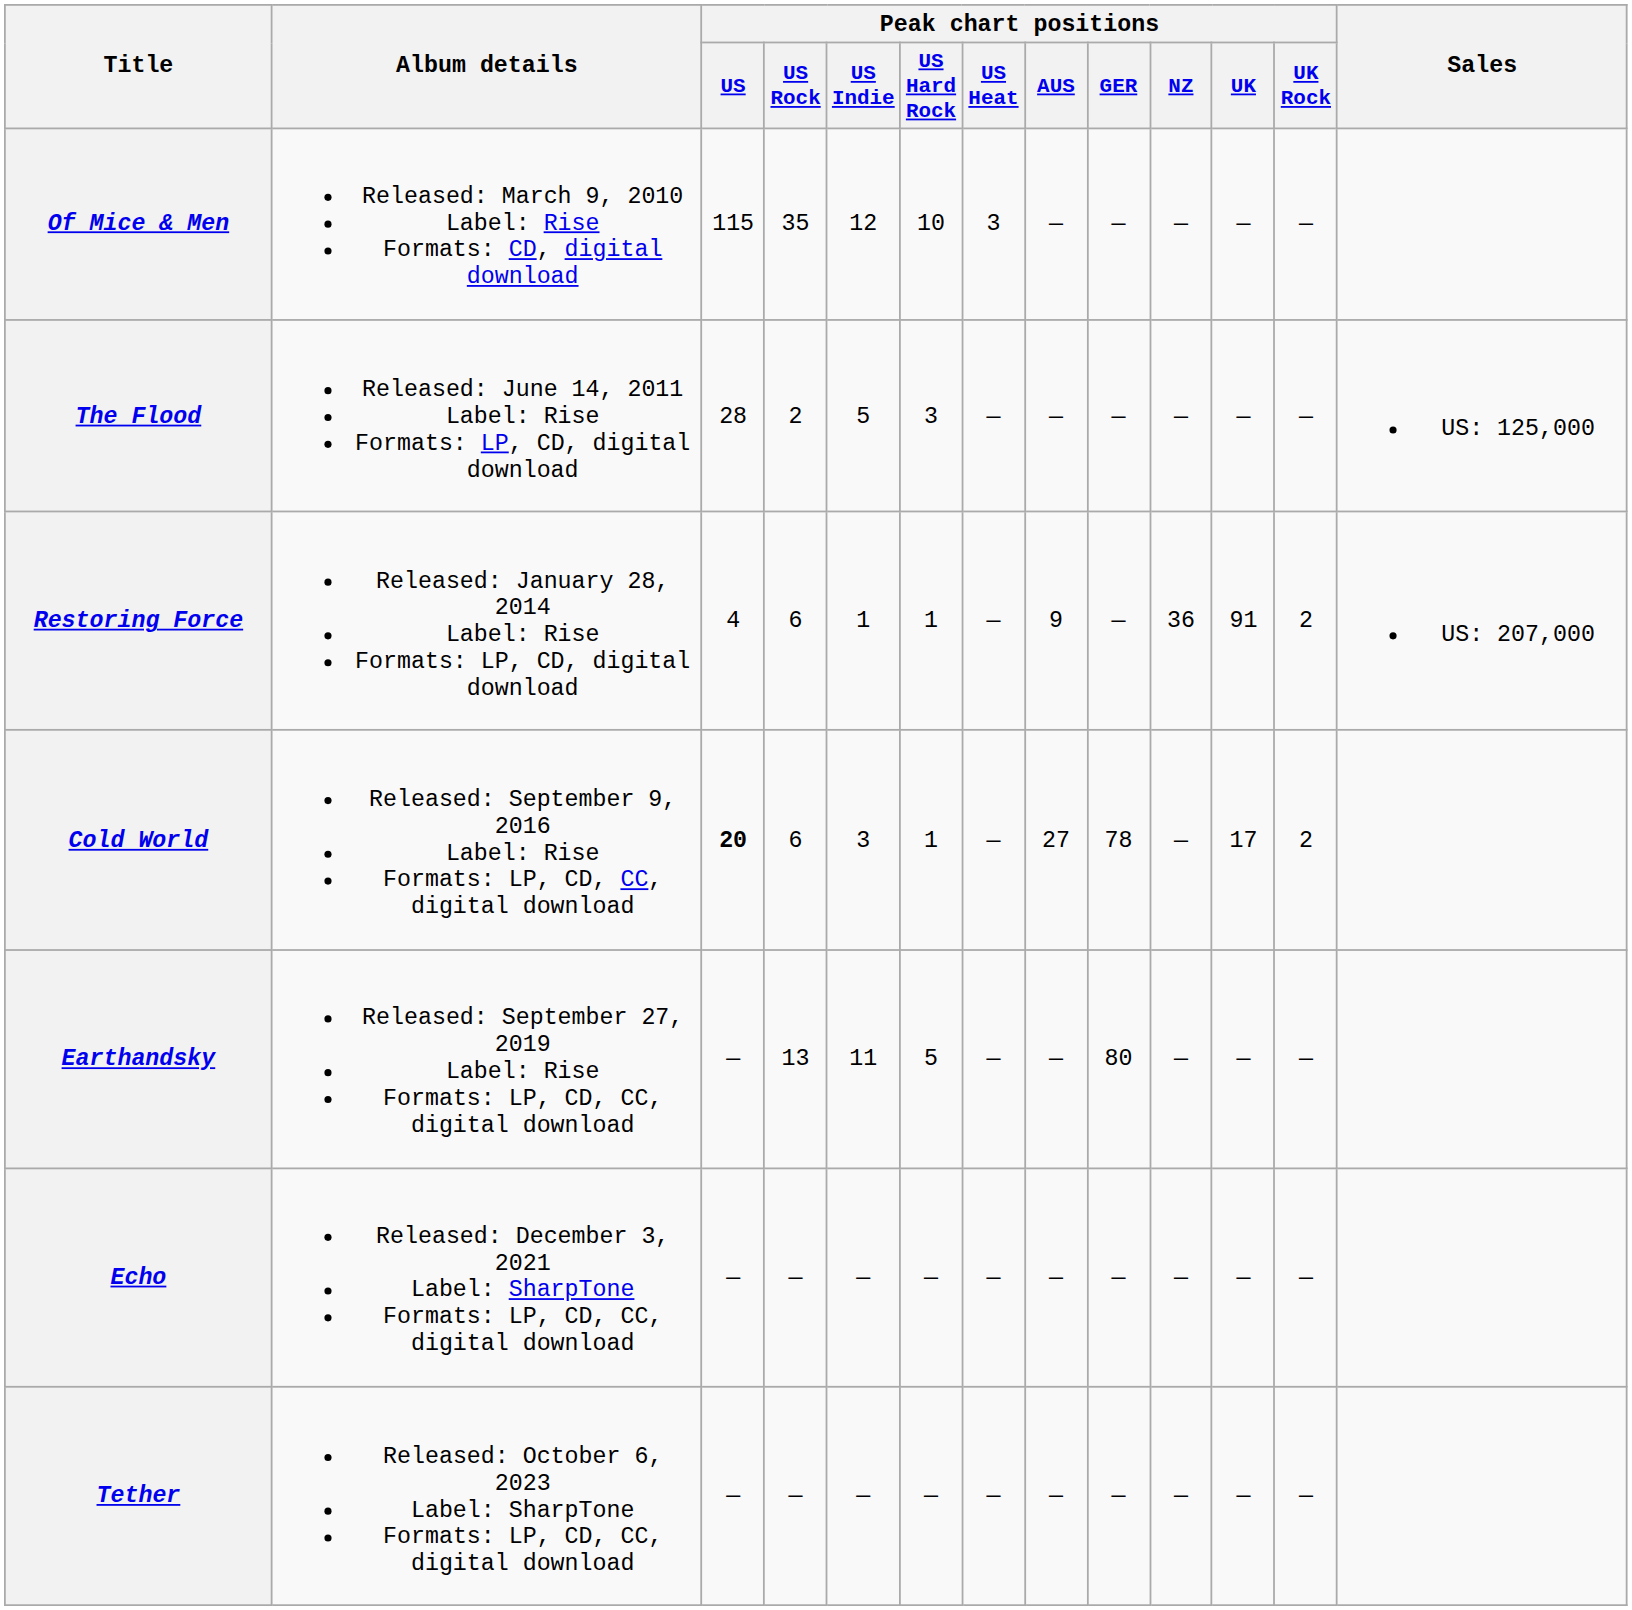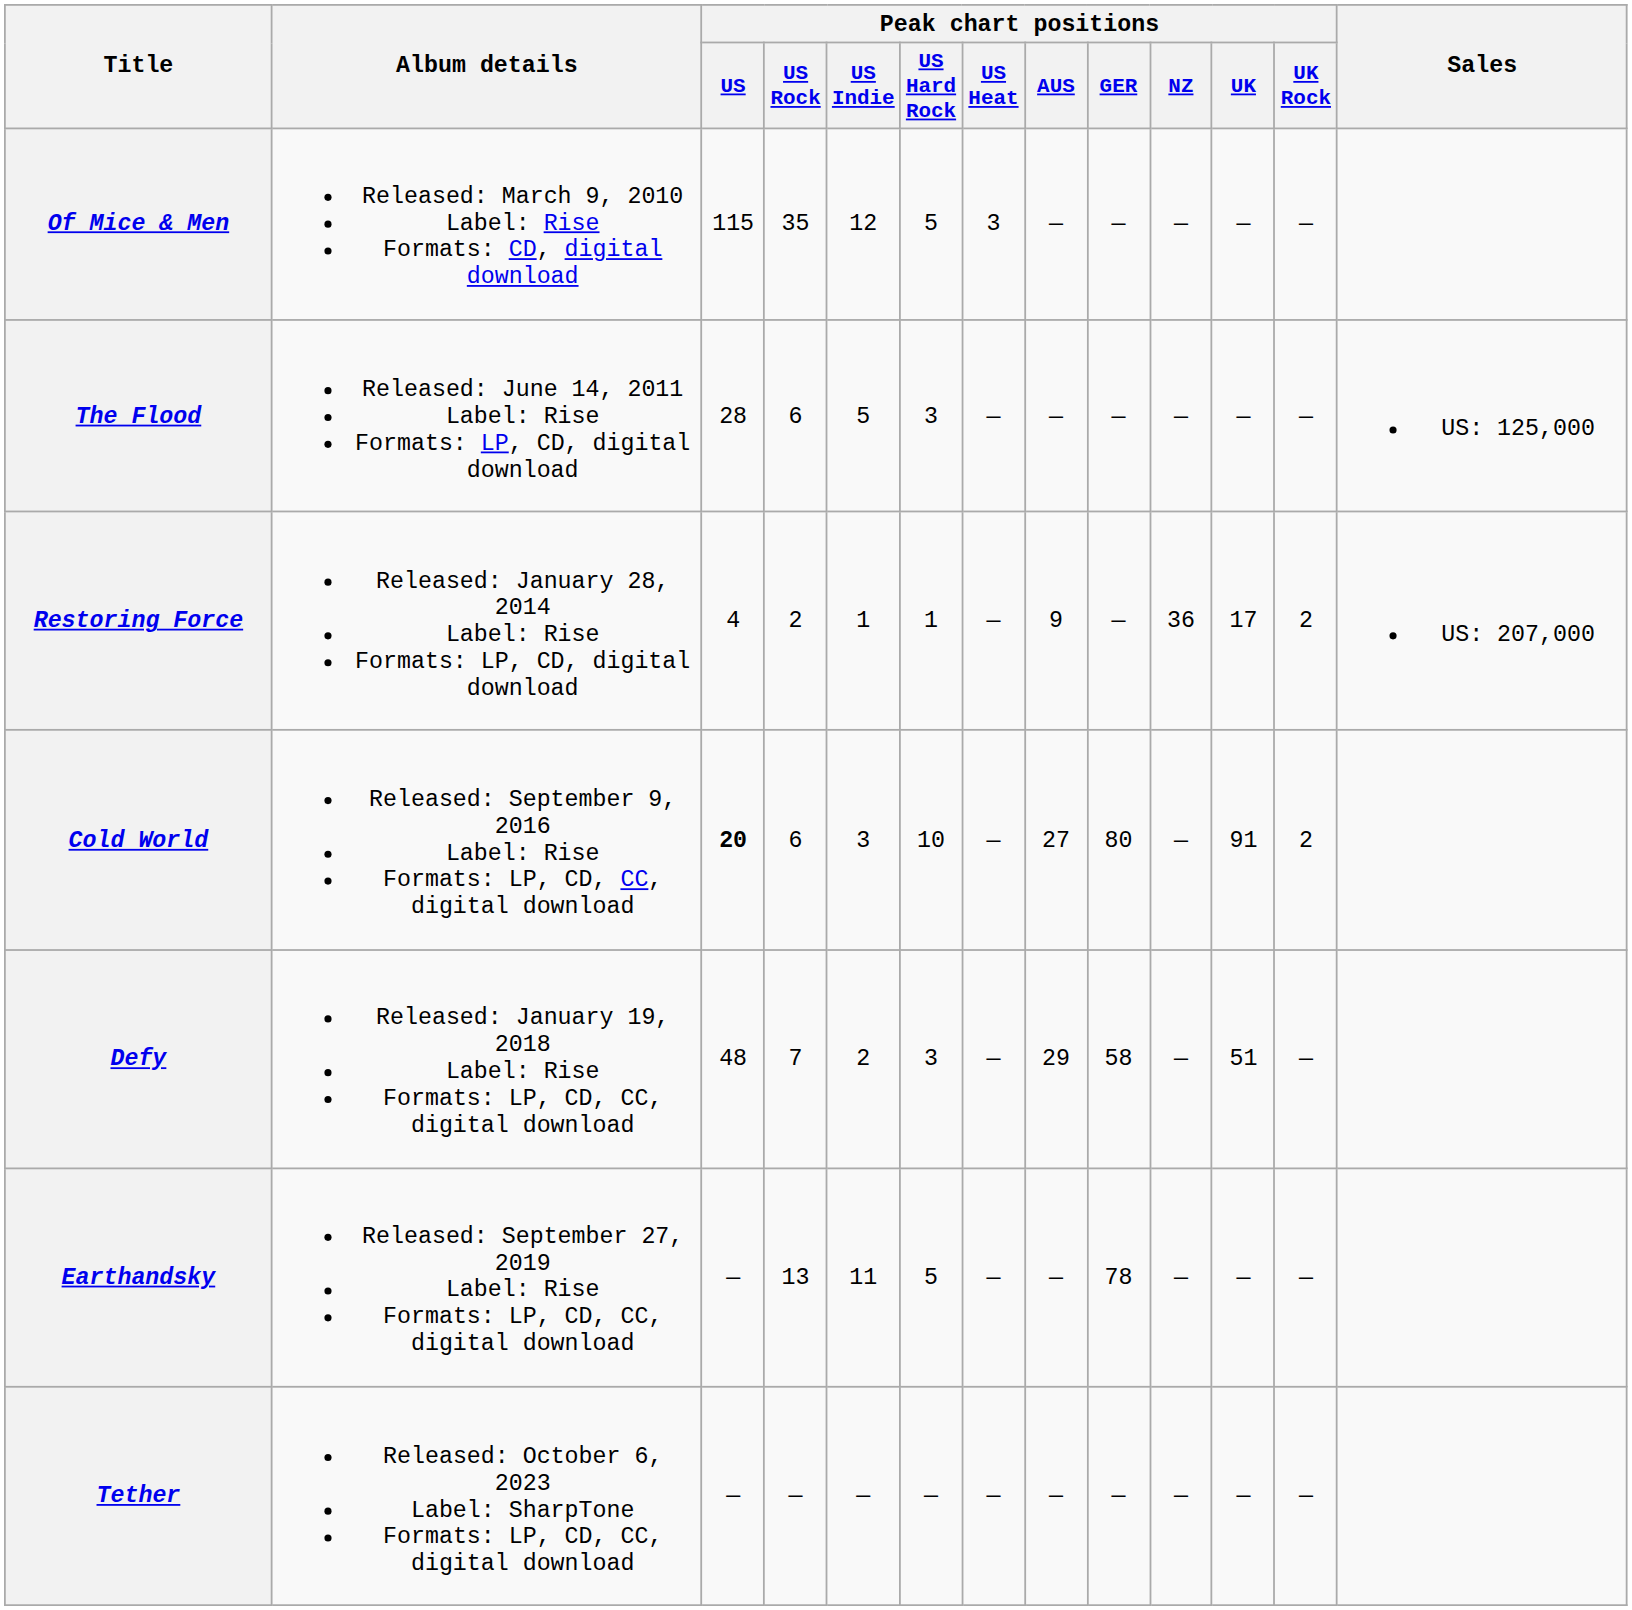(931, 224) 10 -> (931, 224) 5
(796, 416) 2 -> (796, 416) 6
(796, 621) 6 -> (796, 621) 2
(1243, 621) 91 -> (1243, 621) 17
(931, 840) 1 -> (931, 840) 10
(1118, 840) 78 -> (1118, 840) 80
(1243, 840) 17 -> (1243, 840) 91
+ row: (138, 1059)
(1118, 1059) 80 -> (1118, 1277) 78
- row: (138, 1277)
